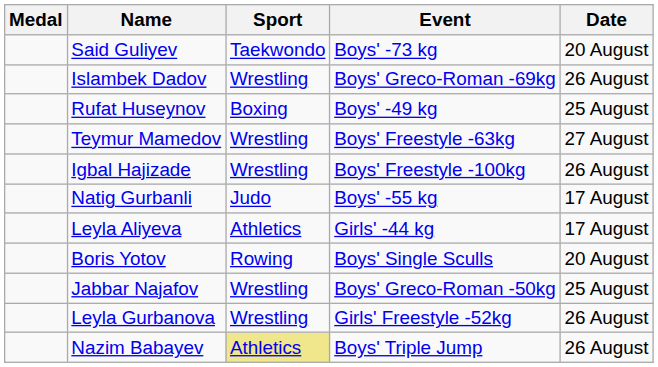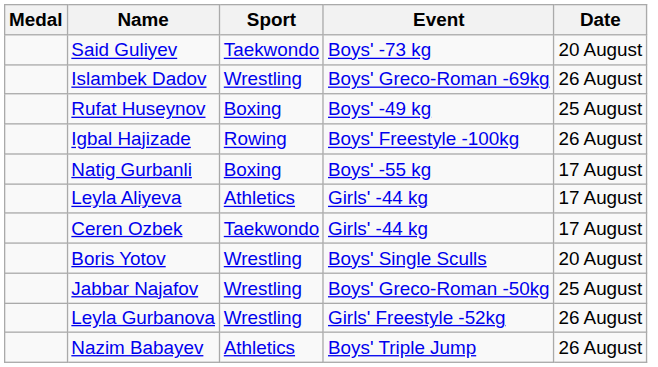- row: (146, 139)
(269, 169) Wrestling -> (255, 139) Rowing
(250, 199) Judo -> (253, 169) Boxing
+ row: (127, 229)
(261, 258) Rowing -> (263, 258) Wrestling
(266, 348) khaki background -> (259, 348) no background
